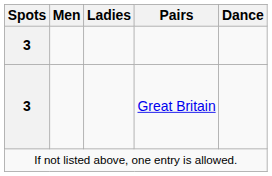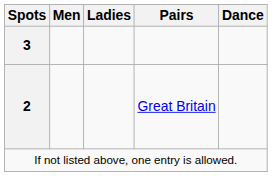(27, 106) 3 -> (27, 106) 2
